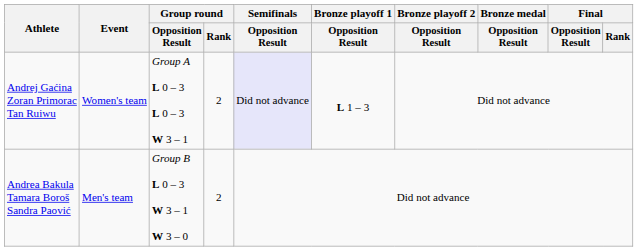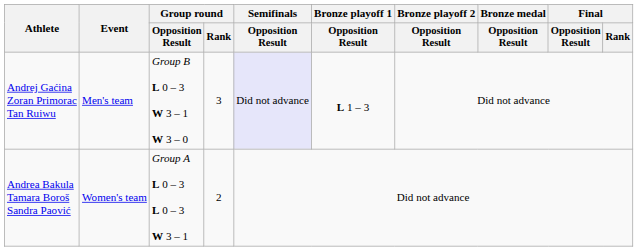(114, 101) Women's team -> (107, 101) Men's team
(171, 101) Group A L 0 – 3 L 0 – 3 W 3 – 1 -> (171, 101) Group B L 0 – 3 W 3 – 1 W 3 – 0
(219, 101) 2 -> (219, 101) 3
(107, 198) Men's team -> (114, 198) Women's team
(171, 198) Group B L 0 – 3 W 3 – 1 W 3 – 0 -> (171, 198) Group A L 0 – 3 L 0 – 3 W 3 – 1
